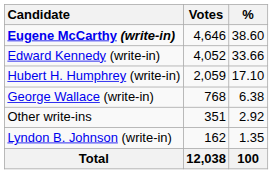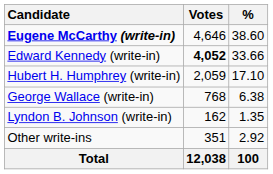(210, 55) normal -> (210, 55) bold
rows swapped: (90, 138) <-> (50, 117)
